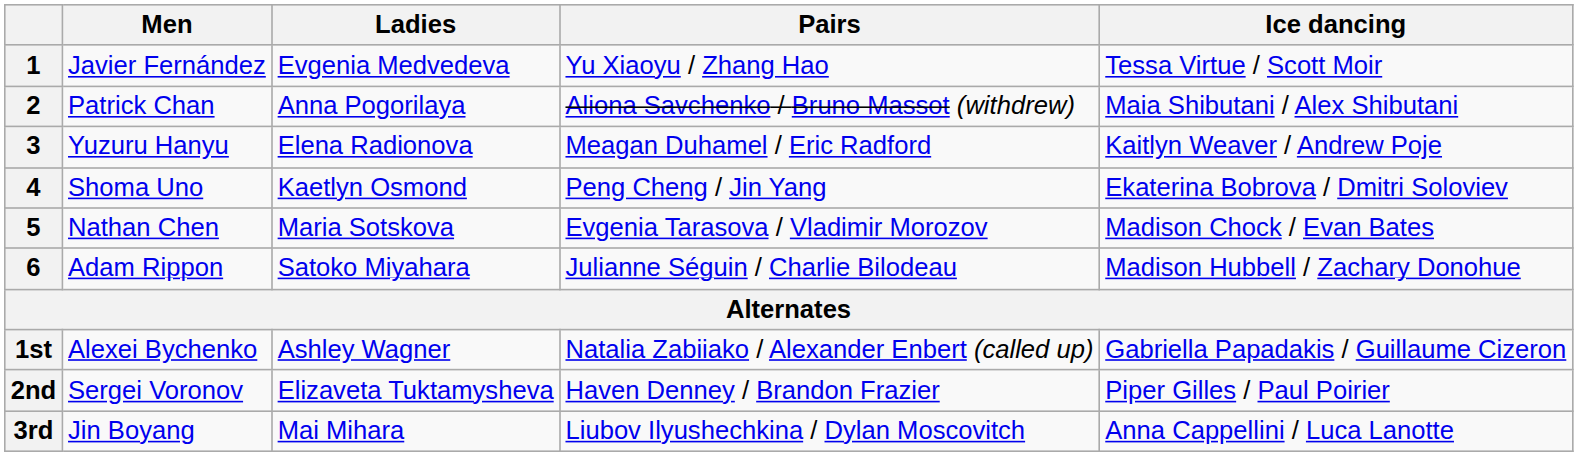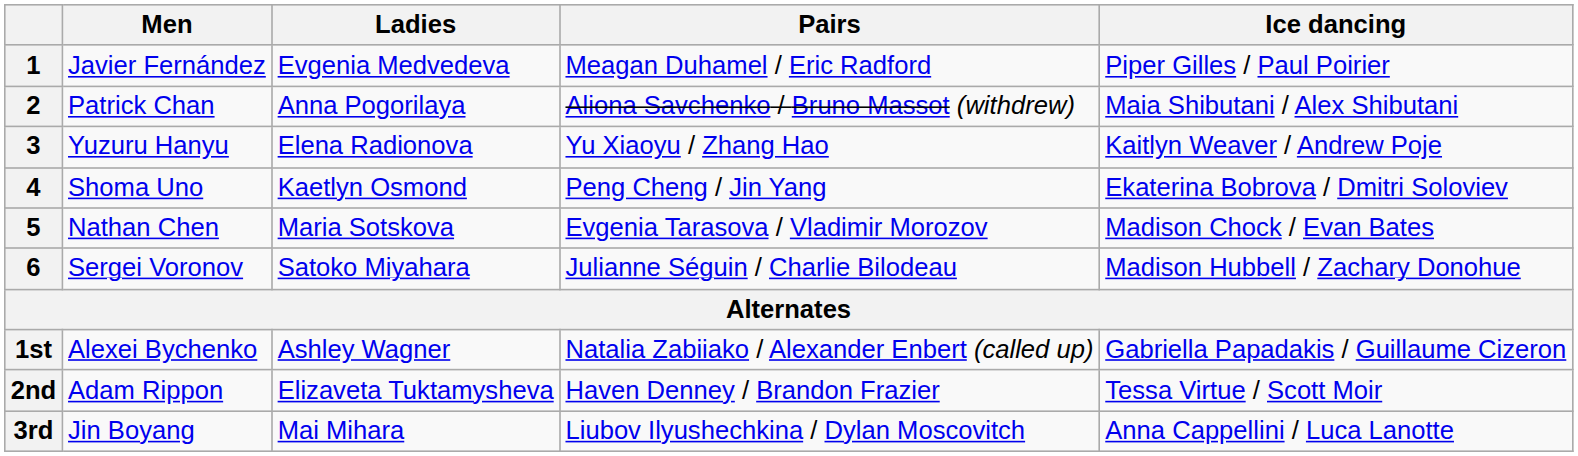(697, 65) Yu Xiaoyu / Zhang Hao -> (748, 65) Meagan Duhamel / Eric Radford
(1244, 65) Tessa Virtue / Scott Moir -> (1248, 65) Piper Gilles / Paul Poirier
(748, 146) Meagan Duhamel / Eric Radford -> (697, 146) Yu Xiaoyu / Zhang Hao
(146, 268) Adam Rippon -> (156, 268) Sergei Voronov
(156, 390) Sergei Voronov -> (146, 390) Adam Rippon
(1248, 390) Piper Gilles / Paul Poirier -> (1244, 390) Tessa Virtue / Scott Moir
